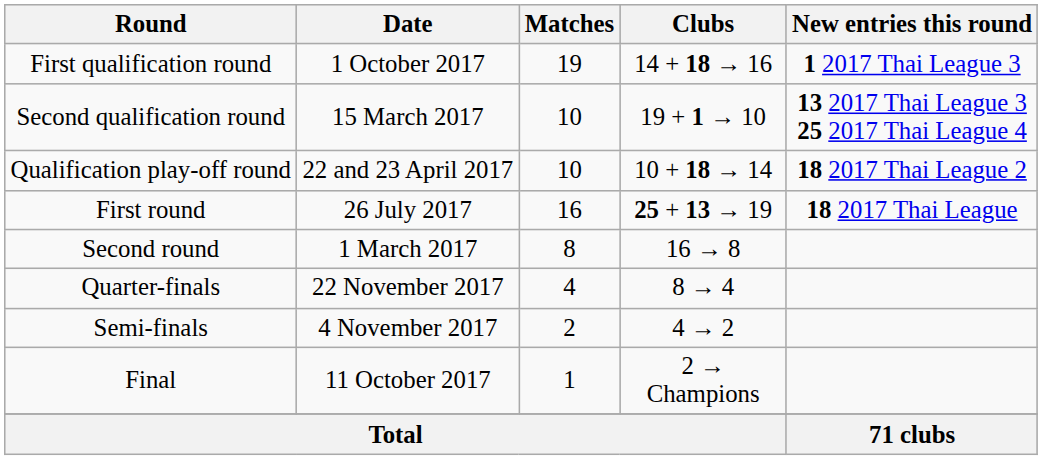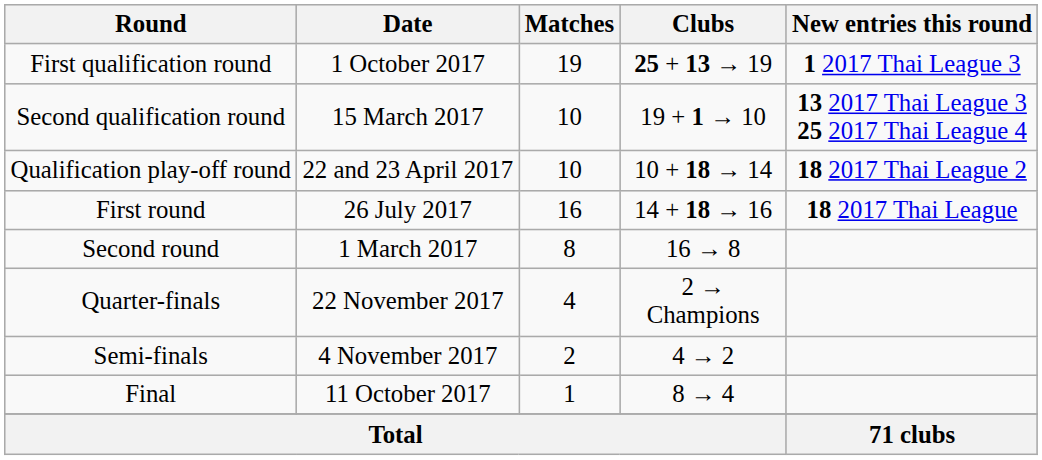(703, 63) 14 + 18 → 16 -> (703, 63) 25 + 13 → 19
(703, 209) 25 + 13 → 19 -> (703, 209) 14 + 18 → 16
(703, 288) 8 → 4 -> (703, 302) 2 → Champions
(703, 380) 2 → Champions -> (703, 394) 8 → 4
